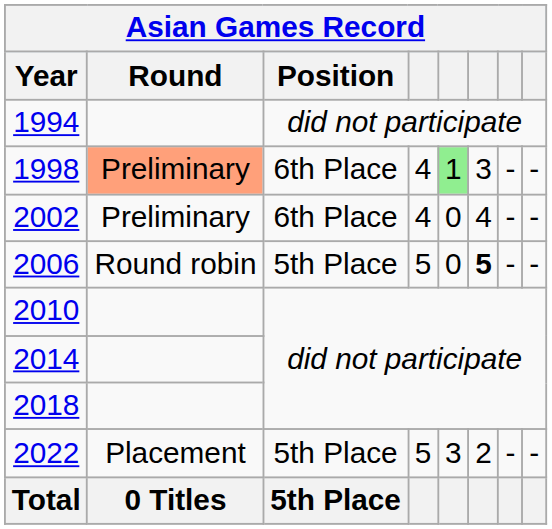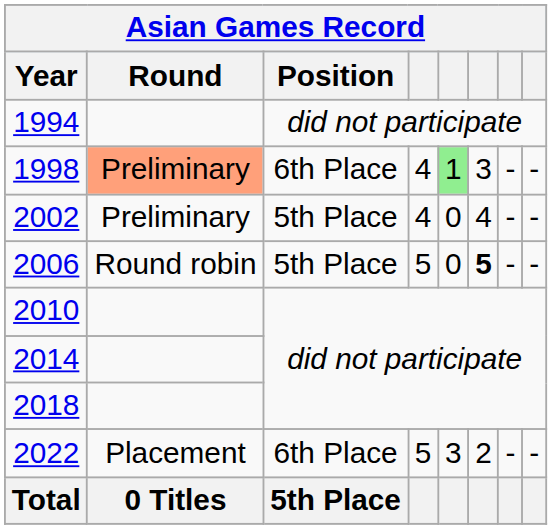(336, 216) 6th Place -> (336, 216) 5th Place
(336, 452) 5th Place -> (336, 452) 6th Place
